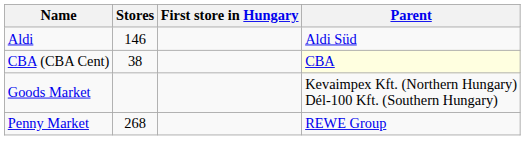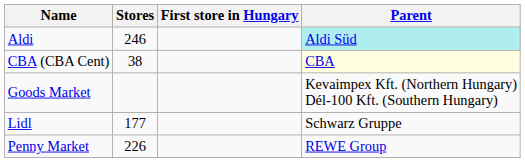(135, 38) 146 -> (135, 38) 246
(331, 38) no background -> (331, 38) paleturquoise background
+ row: (20, 123)
(135, 123) 268 -> (135, 146) 226
